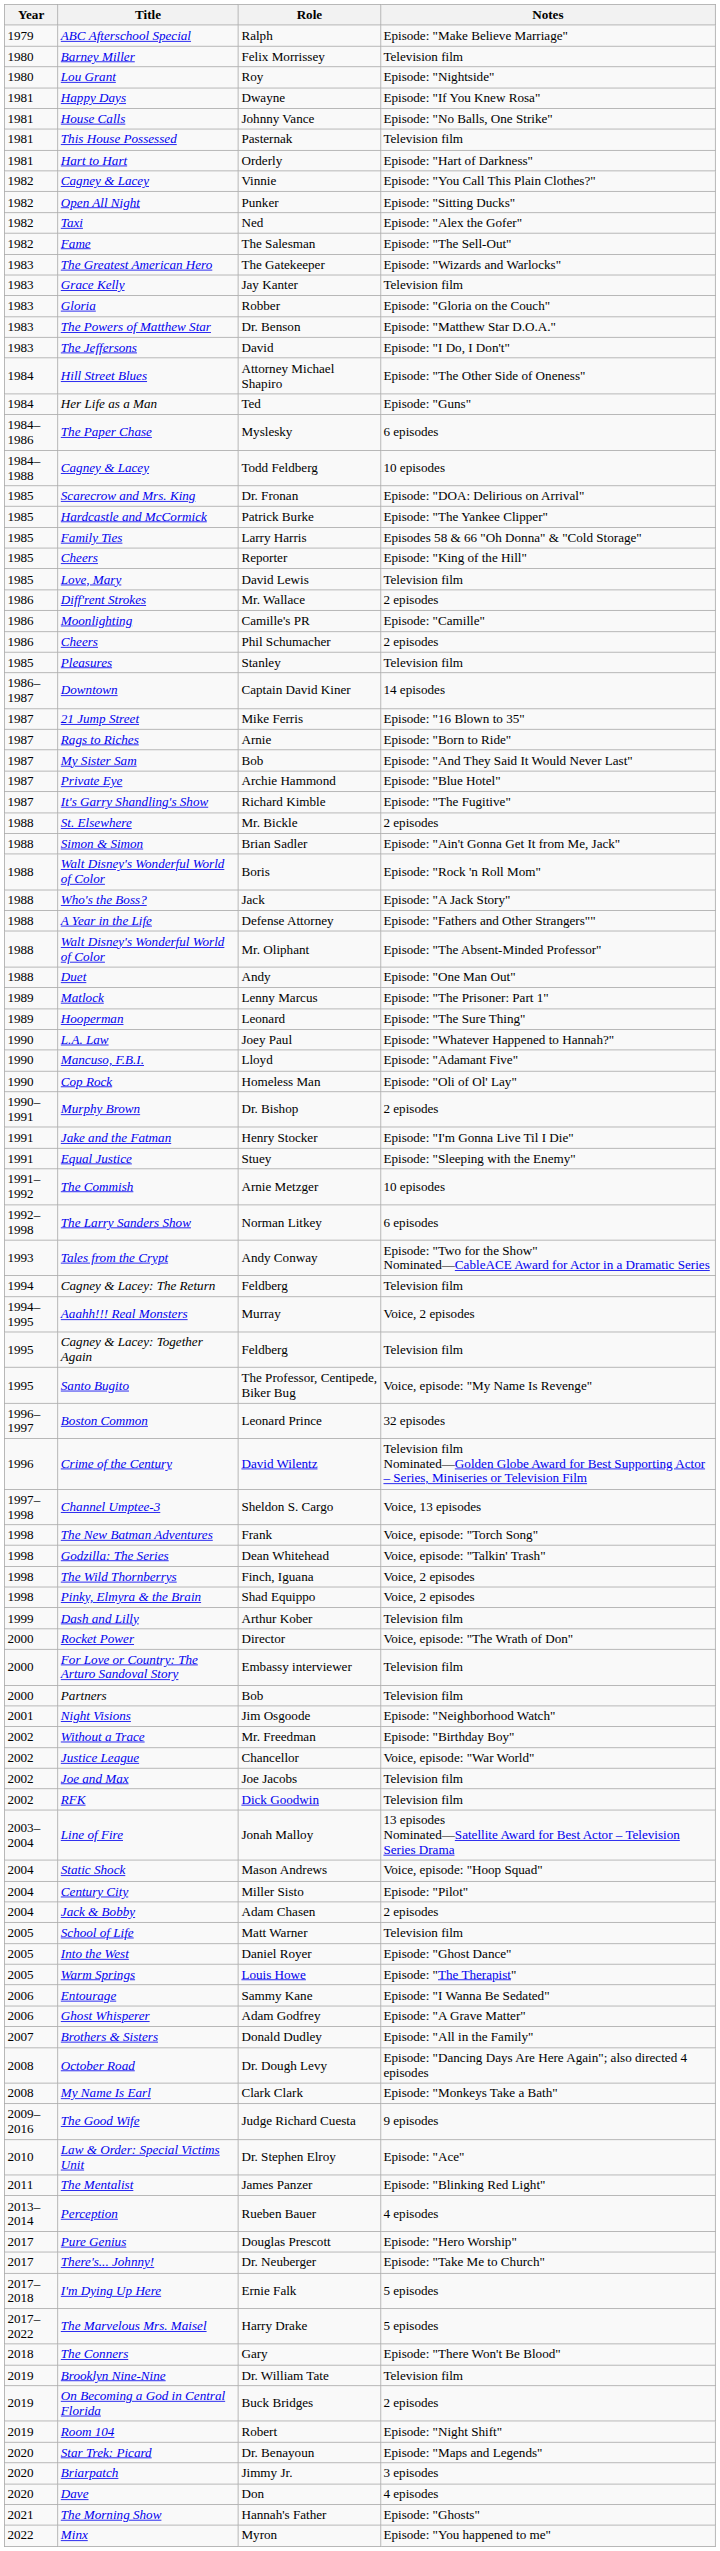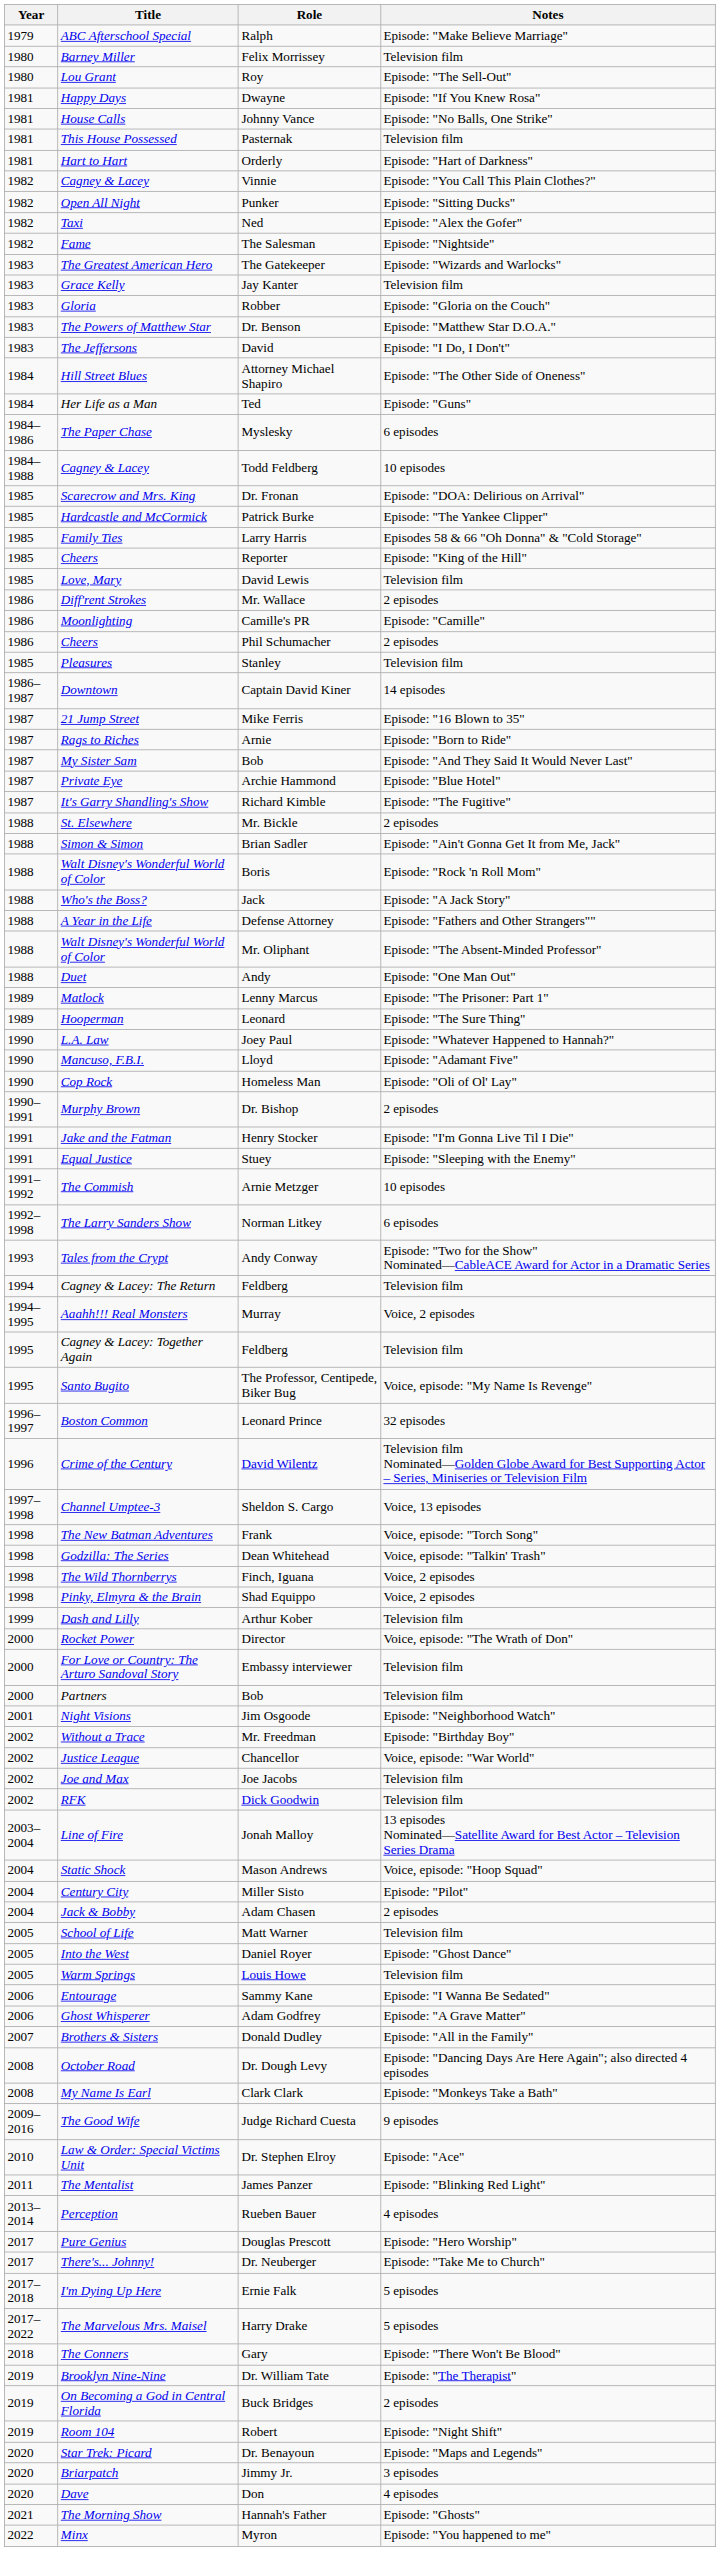(439, 77) Episode: "Nightside" -> (447, 77) Episode: "The Sell-Out"
(447, 243) Episode: "The Sell-Out" -> (439, 243) Episode: "Nightside"
(450, 1974) Episode: "The Therapist" -> (423, 1974) Television film
(423, 2375) Television film -> (450, 2375) Episode: "The Therapist"
